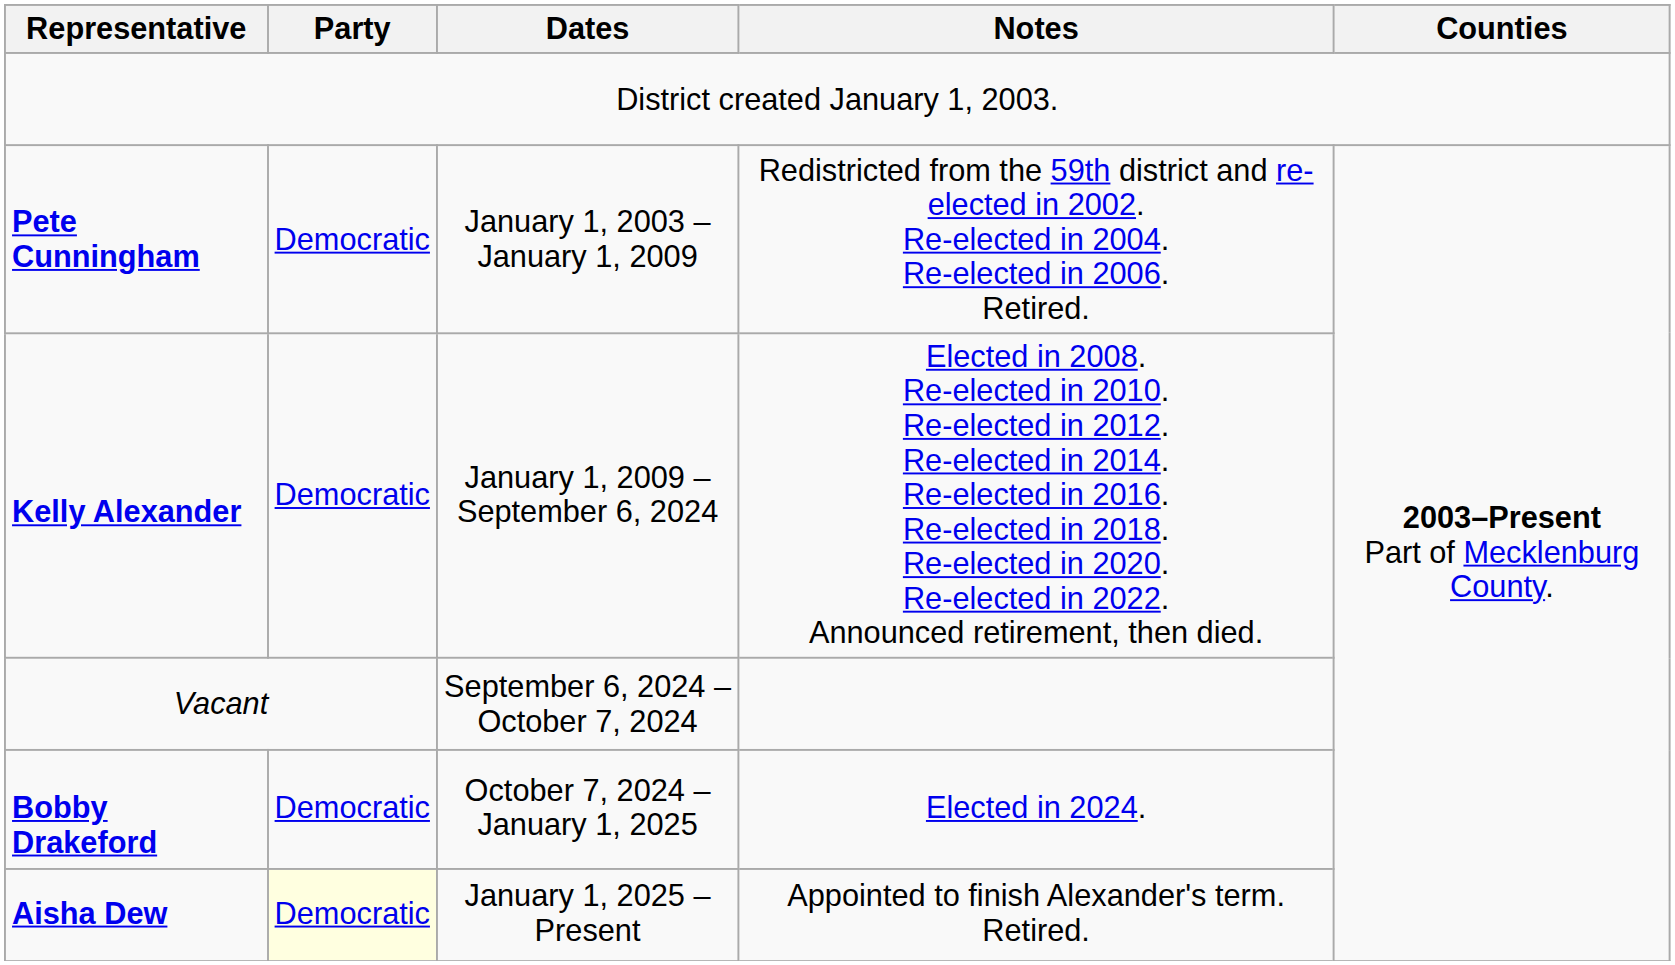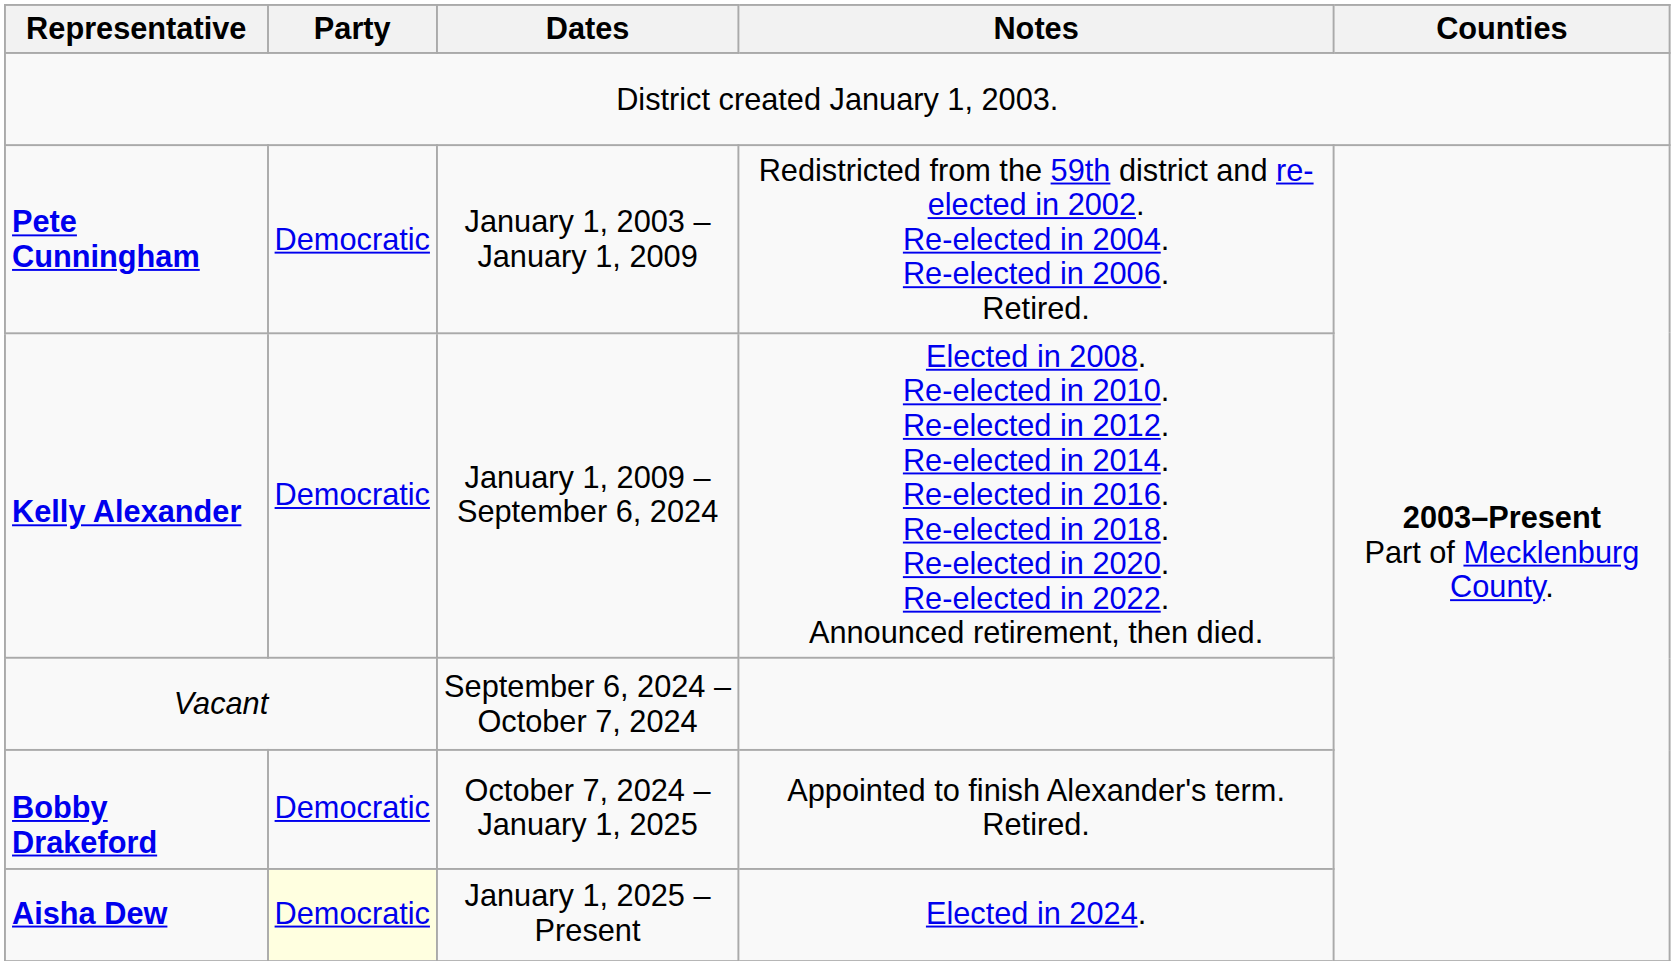(1036, 808) Elected in 2024. -> (1036, 808) Appointed to finish Alexander's term. Retired.
(1036, 913) Appointed to finish Alexander's term. Retired. -> (1036, 913) Elected in 2024.
